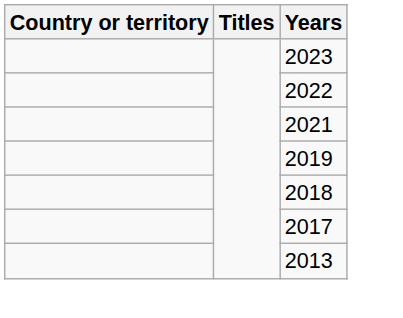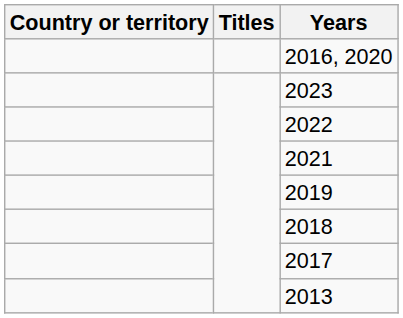+ row: (339, 56)
